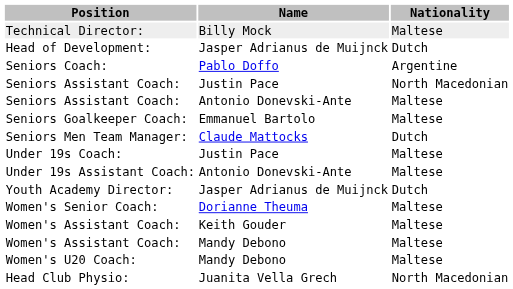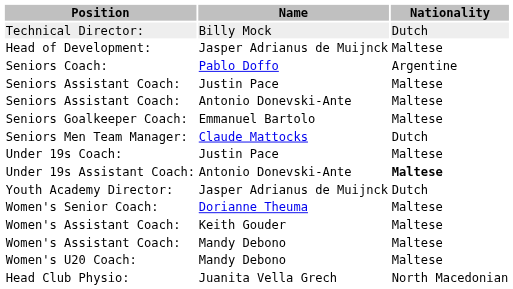(417, 30) Maltese -> (410, 30) Dutch
(410, 48) Dutch -> (417, 48) Maltese
(450, 83) North Macedonian -> (417, 83) Maltese
(417, 172) normal -> (417, 172) bold
